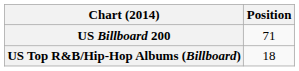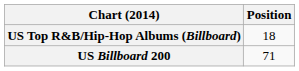rows swapped: (124, 35) <-> (124, 55)
